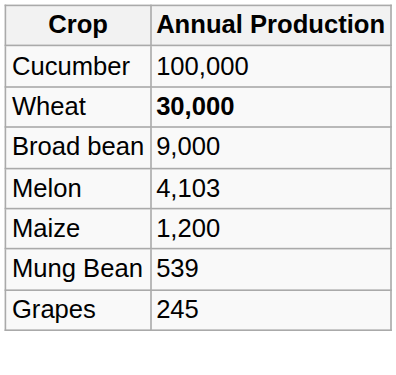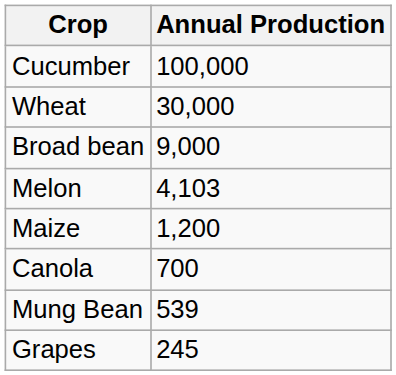(195, 106) bold -> (195, 106) normal
+ row: (53, 268)
